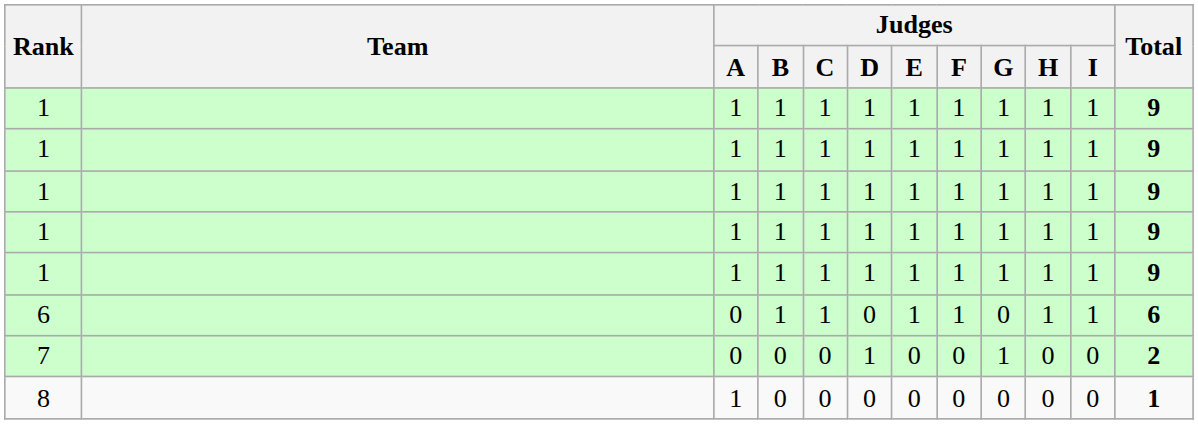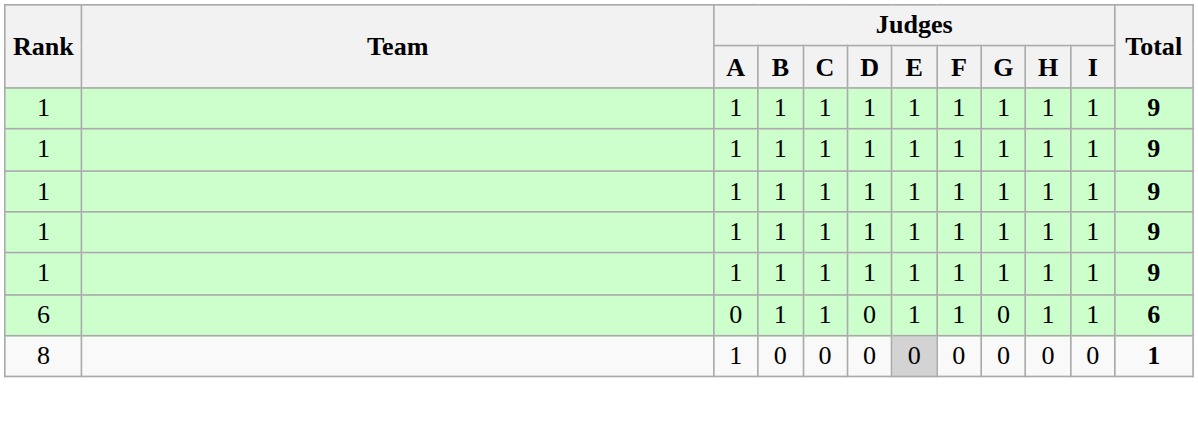- row: (43, 356)
(914, 397) no background -> (914, 356) lightgrey background
